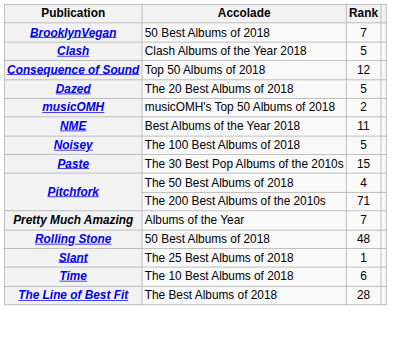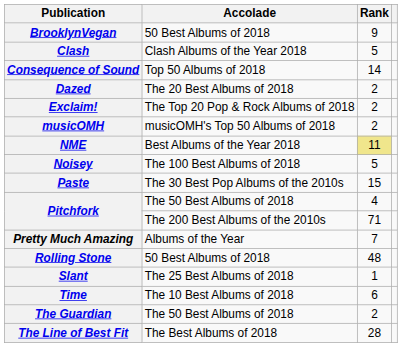(363, 32) 7 -> (374, 32) 9
(363, 70) 12 -> (374, 70) 14
(363, 88) 5 -> (374, 88) 2
+ row: (73, 107)
(363, 126) no background -> (374, 145) khaki background
+ row: (73, 314)
